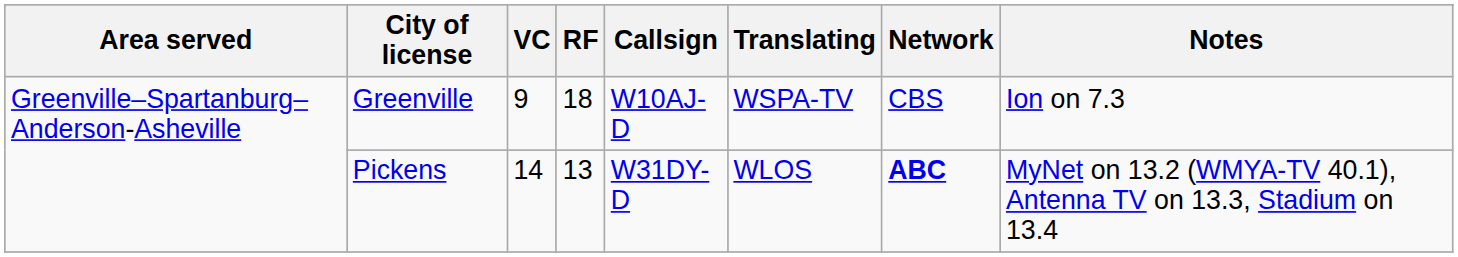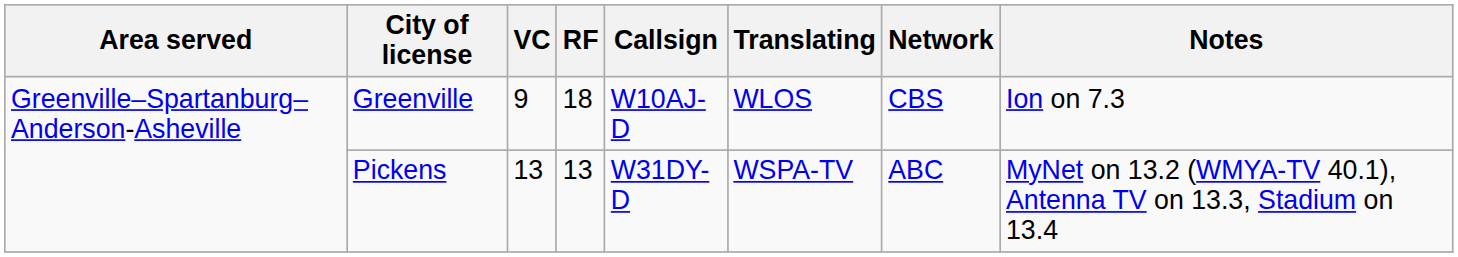(793, 98) WSPA-TV -> (773, 98) WLOS
(528, 170) 14 -> (528, 170) 13
(773, 170) WLOS -> (793, 170) WSPA-TV
(917, 170) bold -> (916, 170) normal
